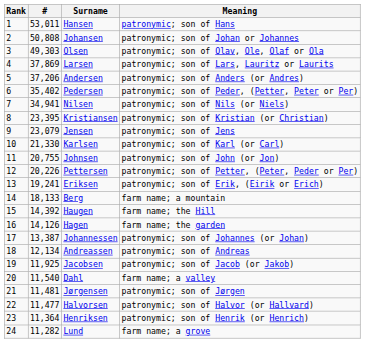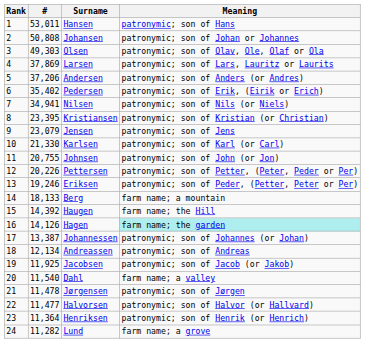(240, 91) patronymic; son of Peder, (Petter, Peter or Per) -> (223, 91) patronymic; son of Erik, (Eirik or Erich)
(45, 185) 19,241 -> (45, 185) 19,246
(223, 185) patronymic; son of Erik, (Eirik or Erich) -> (240, 185) patronymic; son of Peder, (Petter, Peter or Per)
(173, 225) no background -> (173, 225) paleturquoise background
(45, 291) 11,481 -> (45, 291) 11,478
